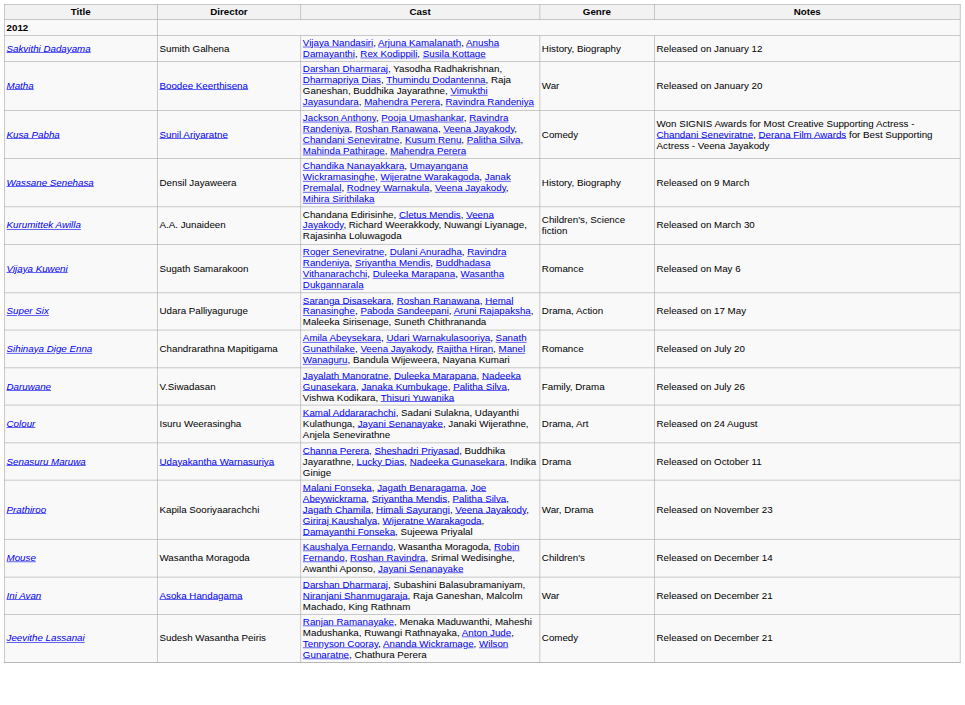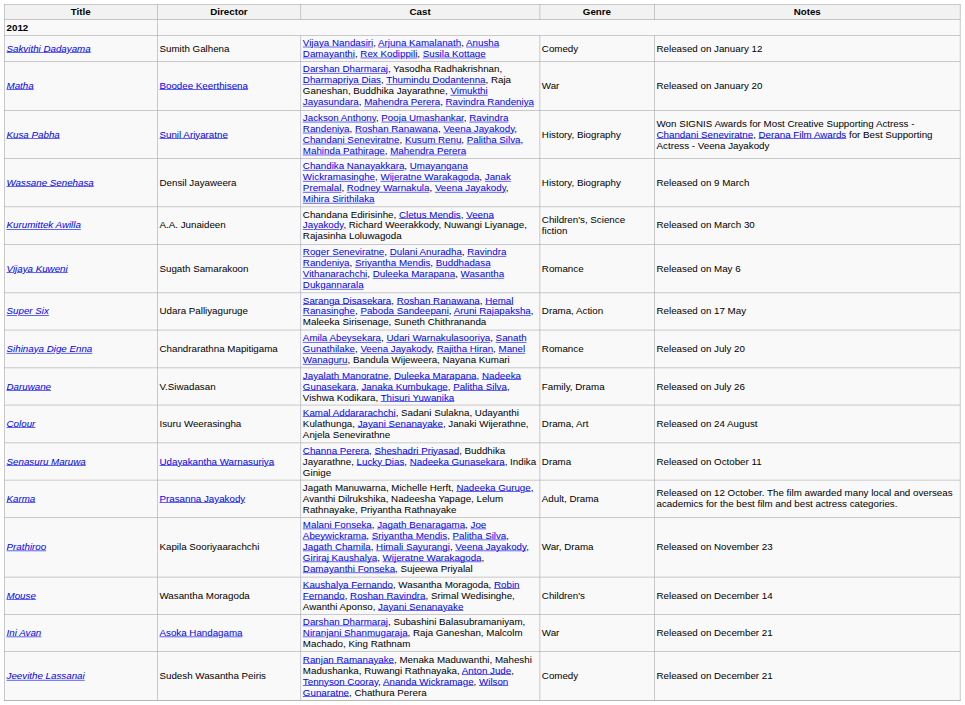(581, 48) History, Biography -> (560, 48) Comedy
(560, 134) Comedy -> (581, 134) History, Biography
+ row: (21, 498)
